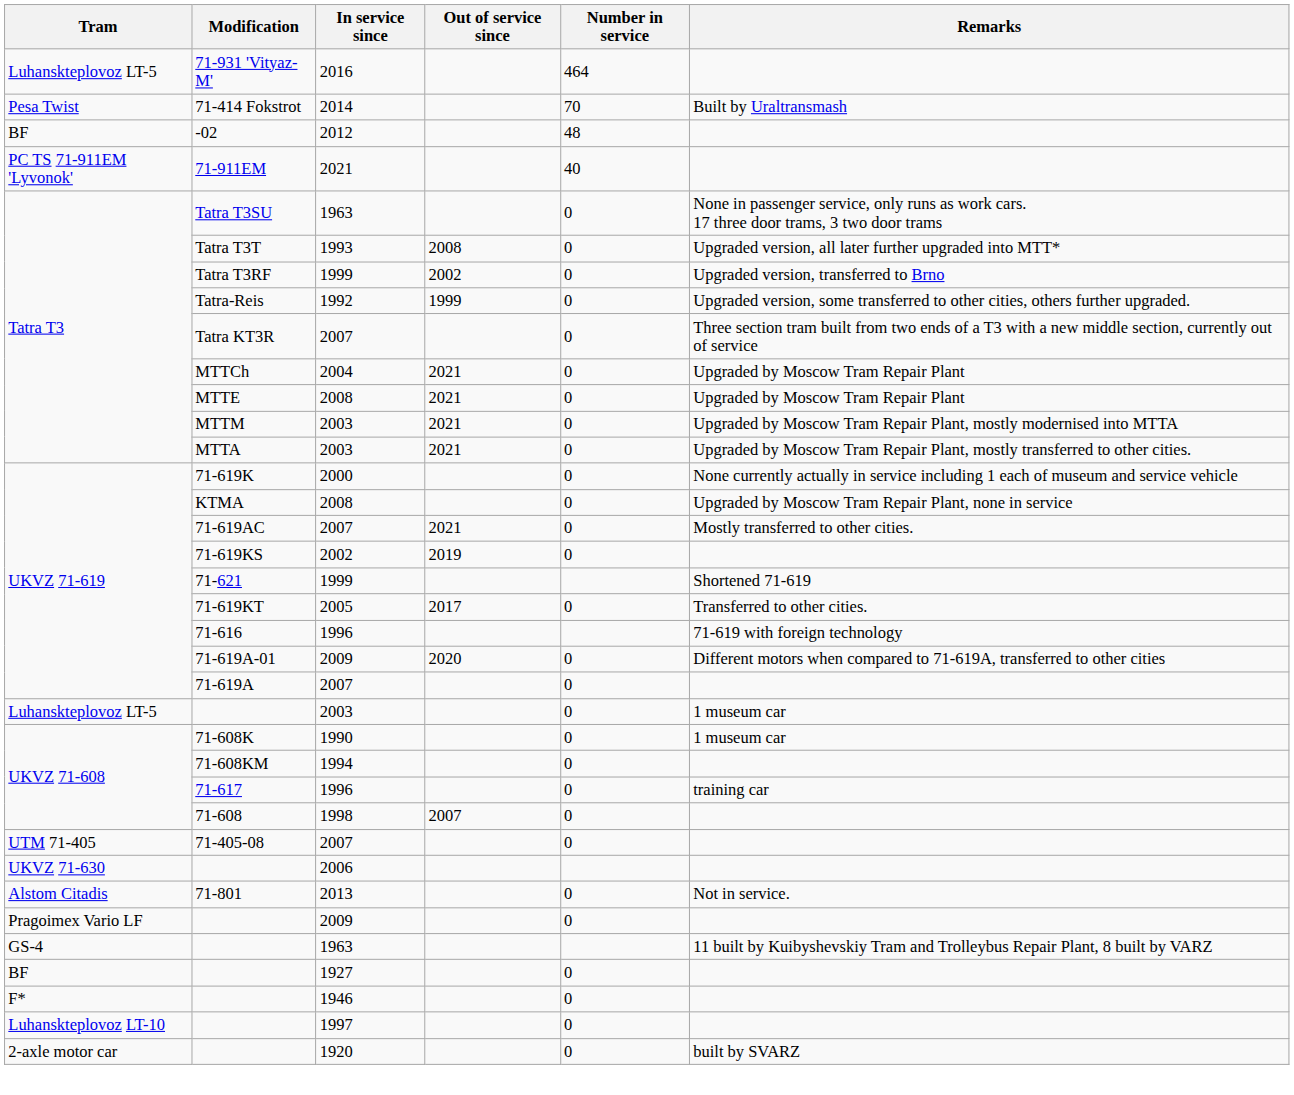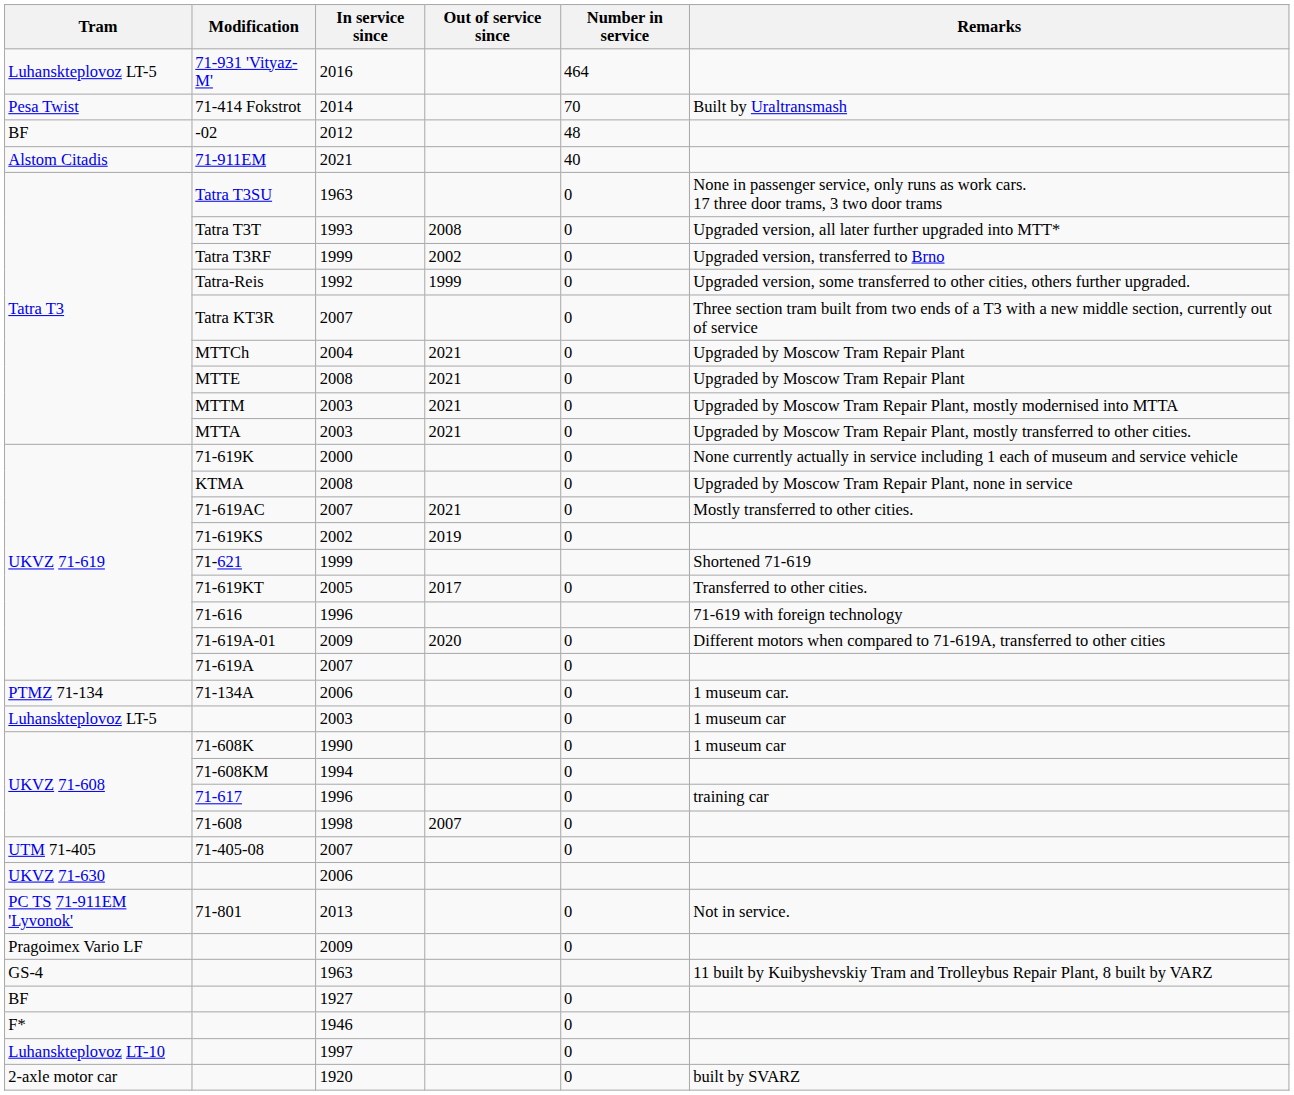(67, 168) PC TS 71-911EM 'Lyvonok' -> (58, 159) Alstom Citadis
+ row: (225, 692)
(58, 894) Alstom Citadis -> (67, 911) PC TS 71-911EM 'Lyvonok'
